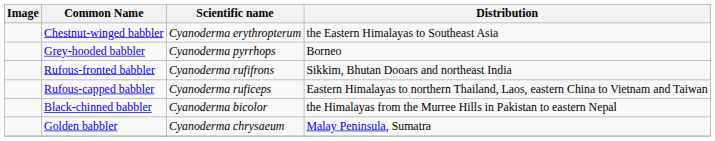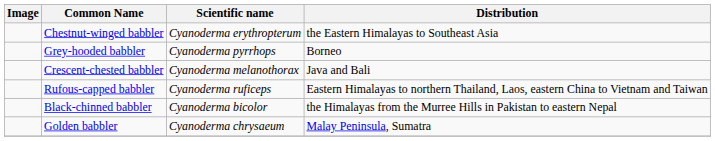+ row: (104, 70)
- row: (100, 70)
